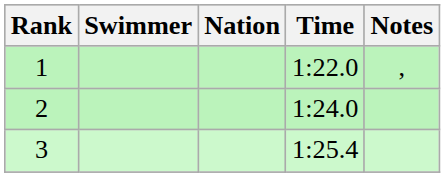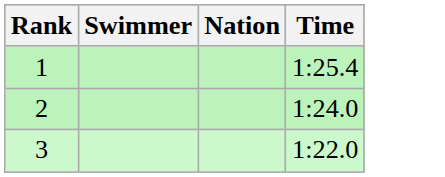- column: (402, 25)
(325, 66) 1:22.0 -> (325, 66) 1:25.4
(325, 150) 1:25.4 -> (325, 150) 1:22.0
